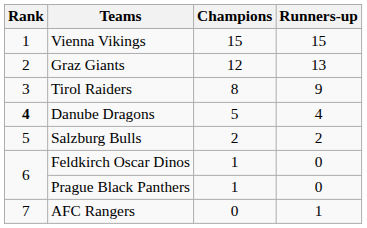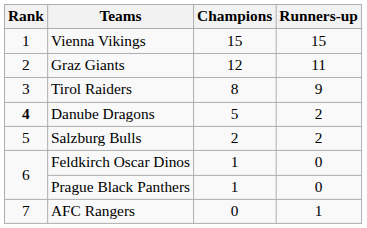(319, 65) 13 -> (319, 65) 11
(319, 114) 4 -> (319, 114) 2
